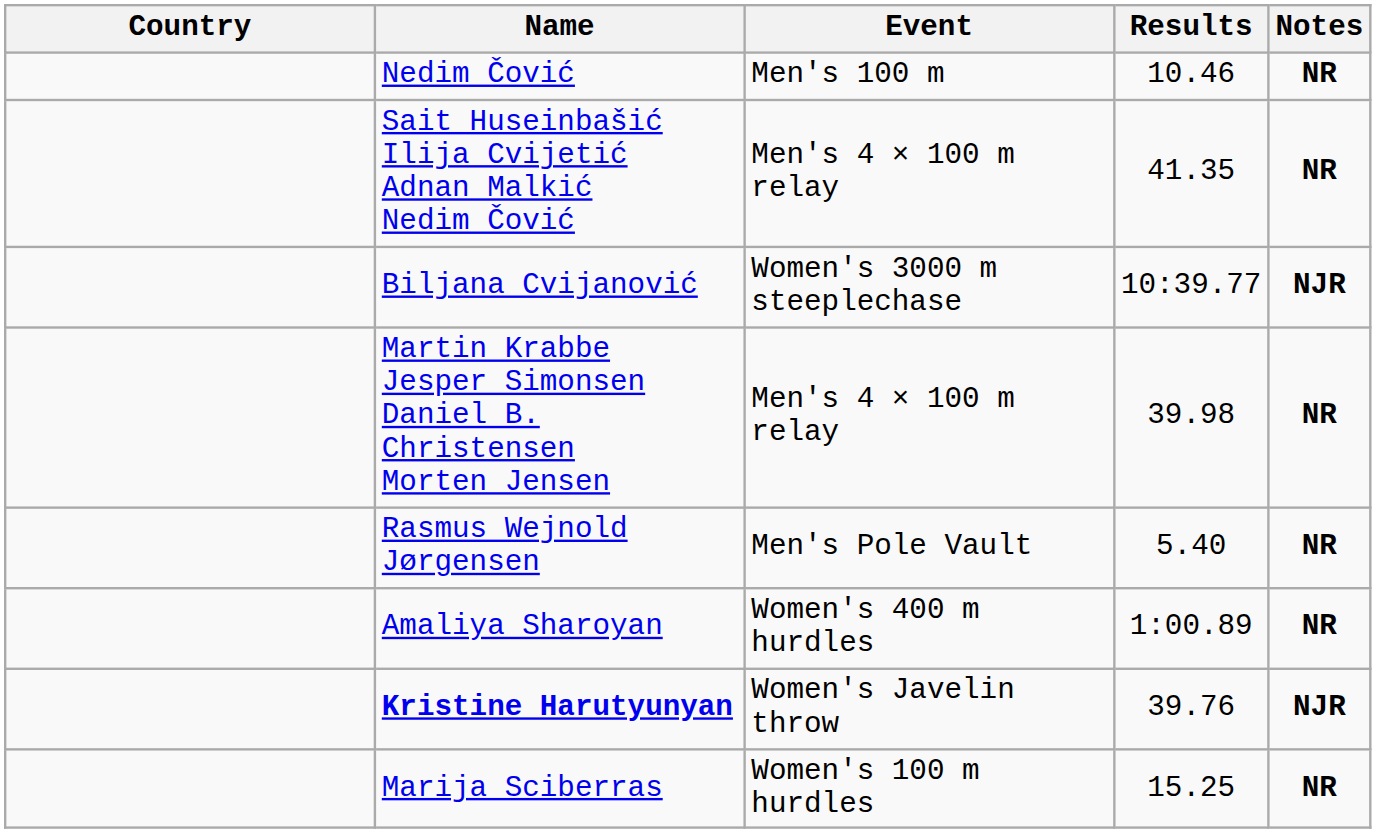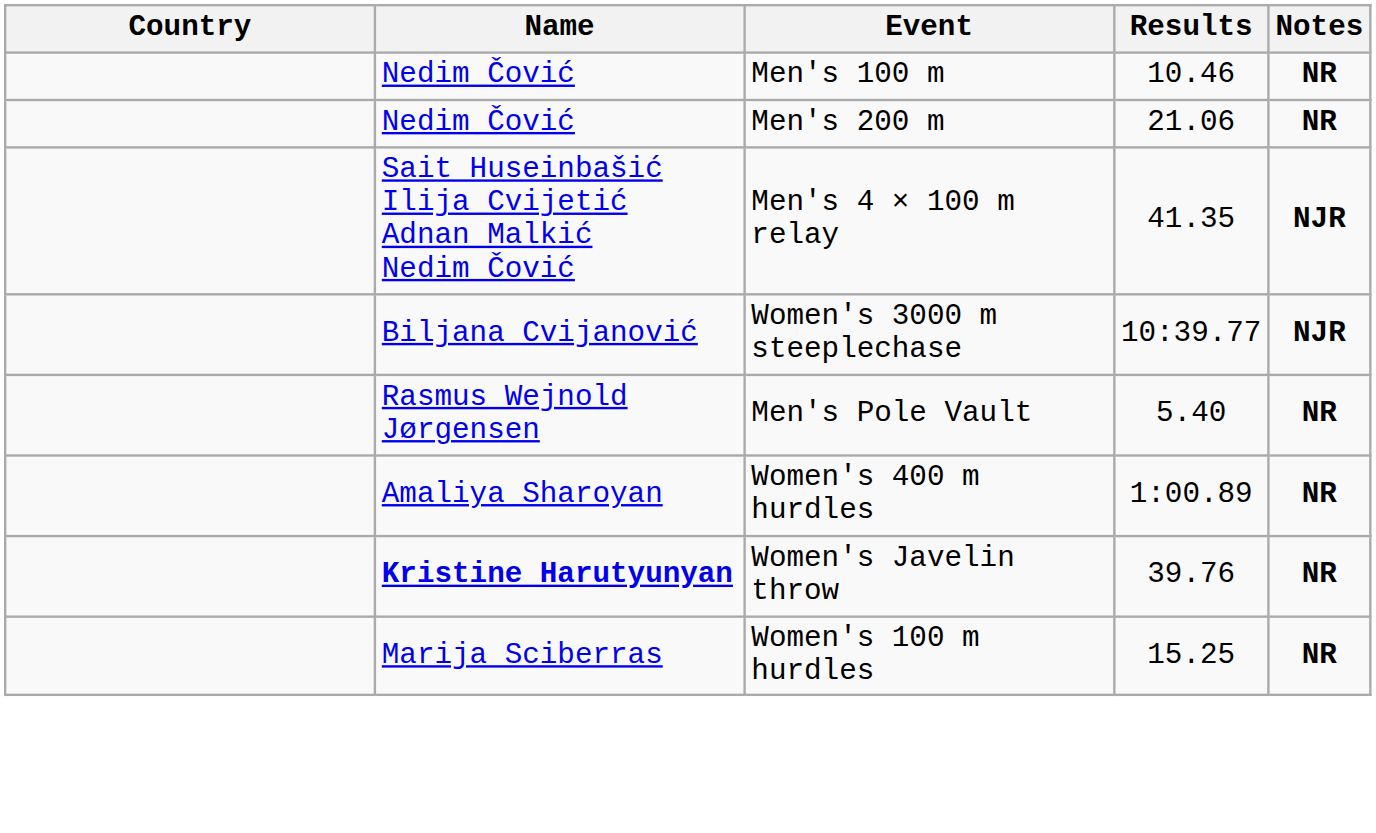+ row: (1191, 124)
(1319, 173) NR -> (1319, 221) NJR
- row: (1191, 417)
(1319, 708) NJR -> (1319, 576) NR
